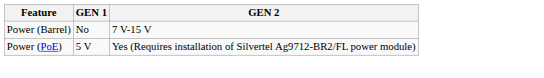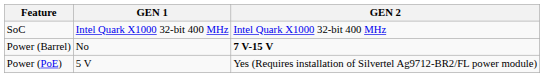+ row: (16, 30)
(132, 30) normal -> (253, 47) bold
